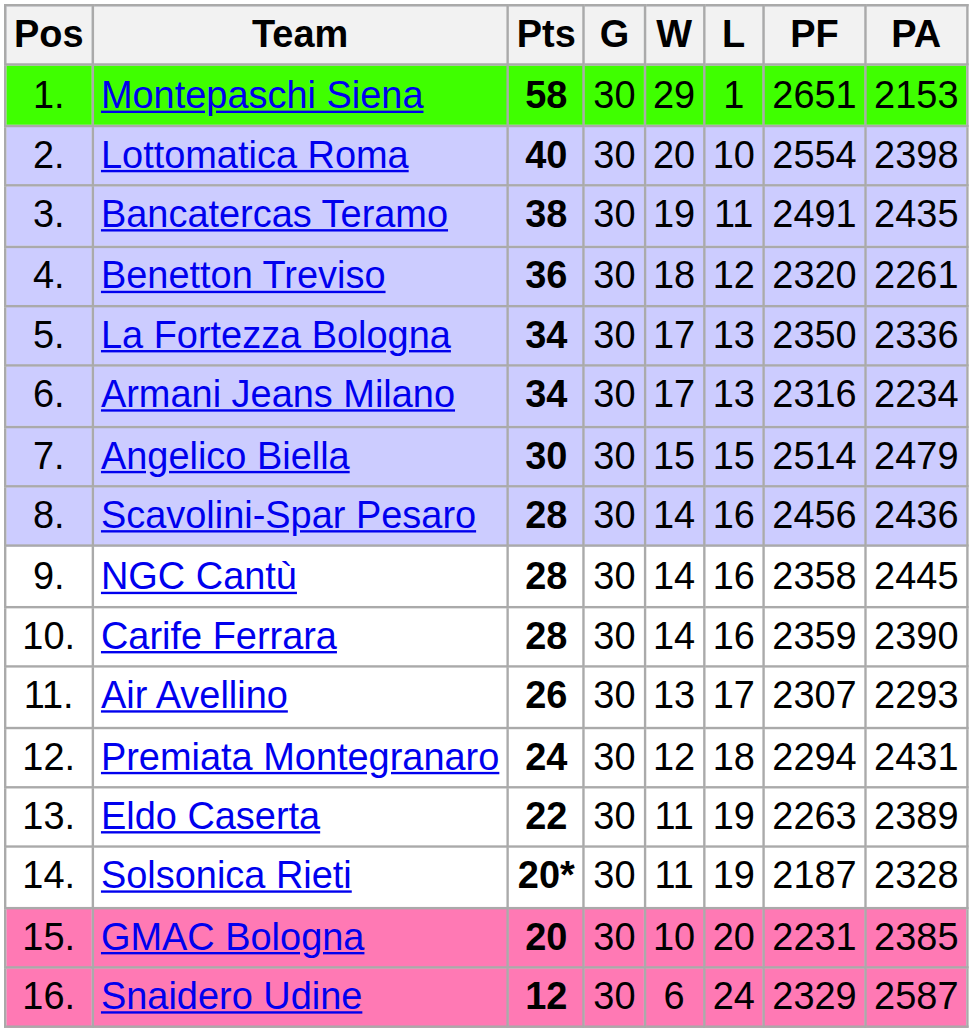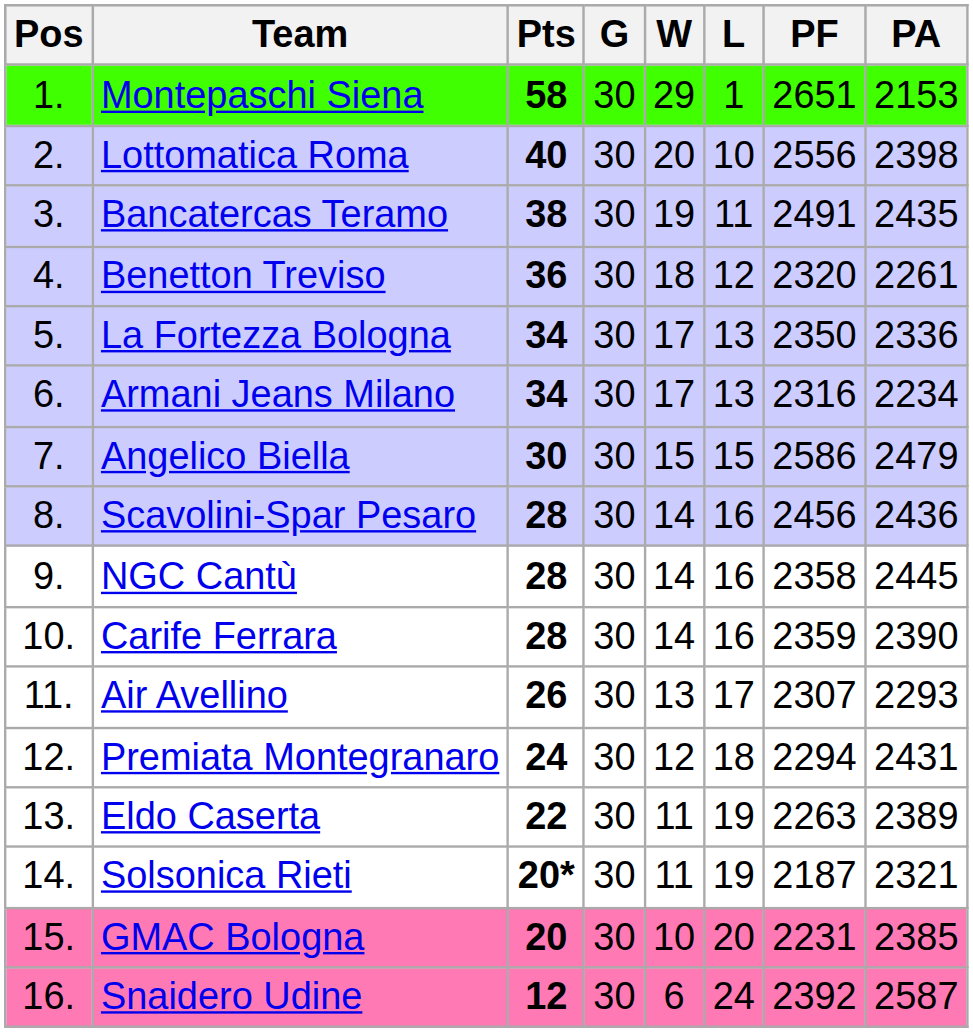(814, 154) 2554 -> (814, 154) 2556
(814, 455) 2514 -> (814, 455) 2586
(916, 876) 2328 -> (916, 876) 2321
(814, 996) 2329 -> (814, 996) 2392
